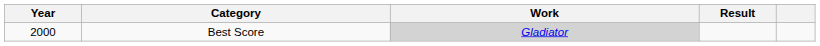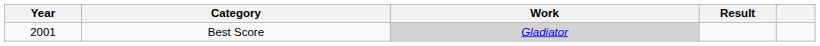(43, 31) 2000 -> (43, 31) 2001
